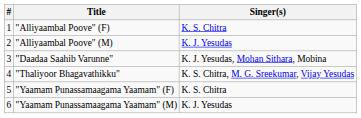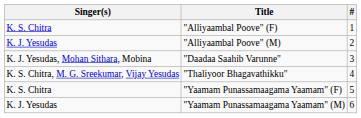columns swapped: (9, 12) <-> (268, 12)
